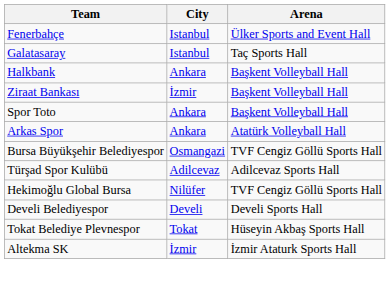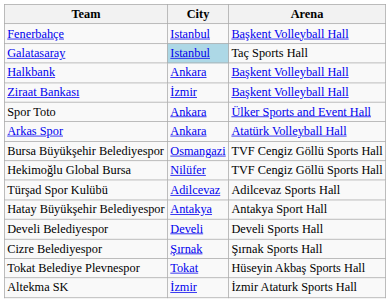(301, 33) Ülker Sports and Event Hall -> (290, 33) Başkent Volleyball Hall
(189, 53) no background -> (190, 53) lightblue background
(289, 111) Başkent Volleyball Hall -> (301, 111) Ülker Sports and Event Hall
rows swapped: (58, 170) <-> (69, 190)
+ row: (86, 209)
+ row: (55, 248)
